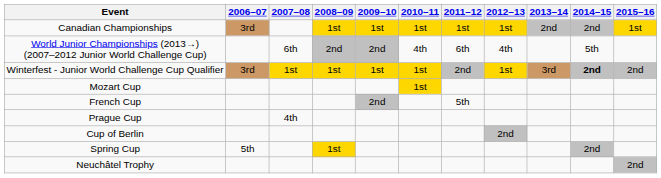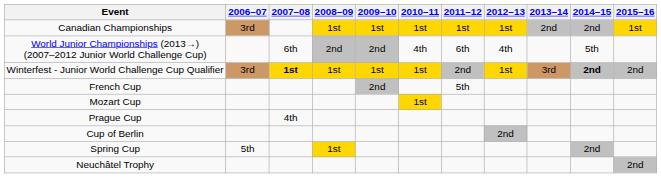(291, 70) normal -> (291, 70) bold
rows swapped: (115, 102) <-> (115, 86)
